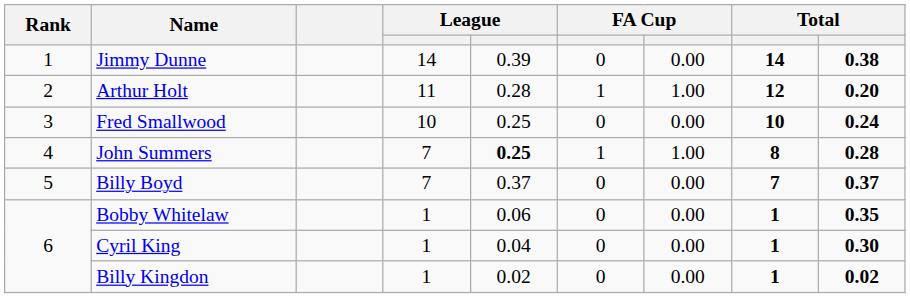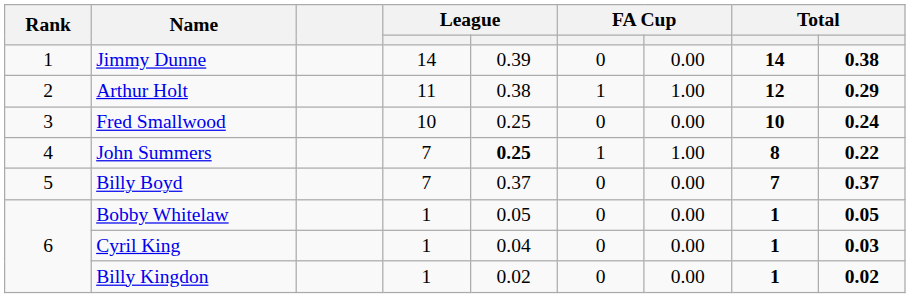(514, 90) 0.28 -> (514, 90) 0.38
(862, 90) 0.20 -> (862, 90) 0.29
(862, 152) 0.28 -> (862, 152) 0.22
(514, 214) 0.06 -> (514, 214) 0.05
(862, 214) 0.35 -> (862, 214) 0.05
(862, 245) 0.30 -> (862, 245) 0.03
